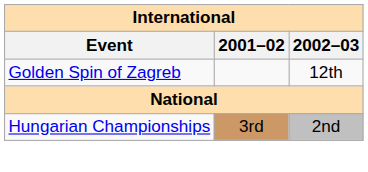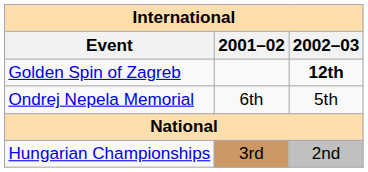(326, 72) normal -> (326, 72) bold
+ row: (101, 99)
